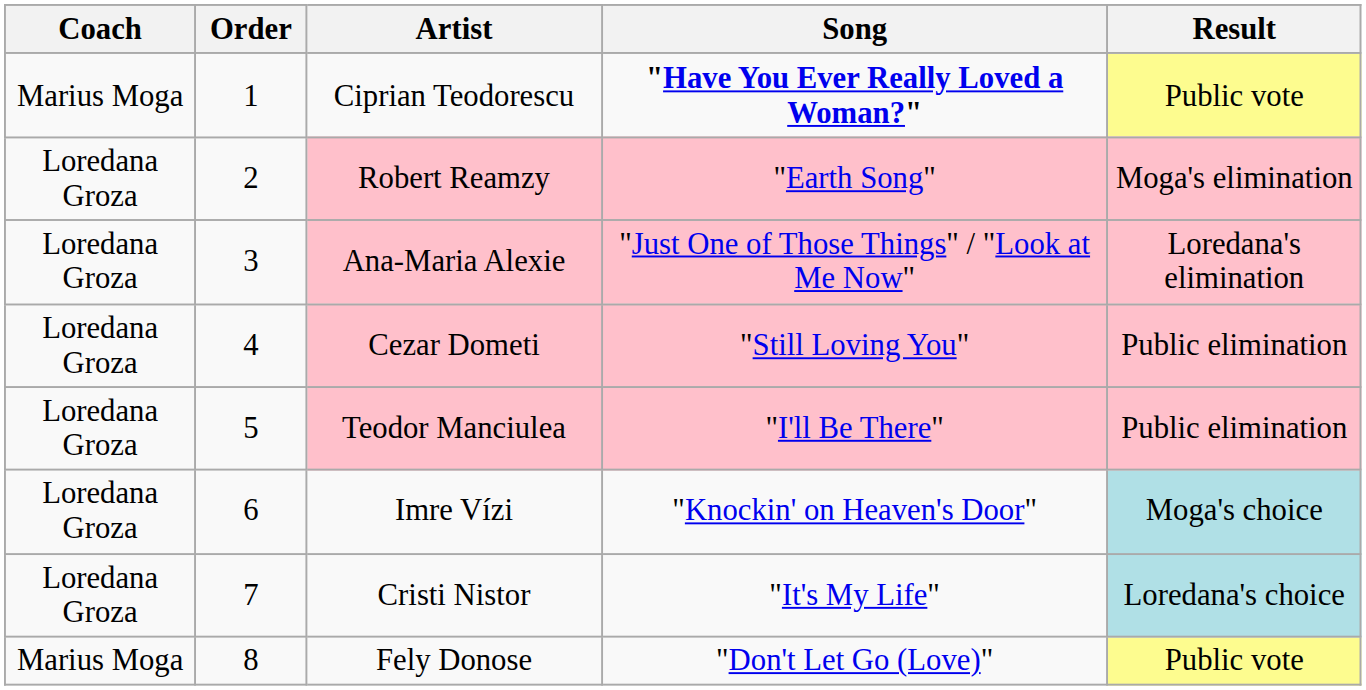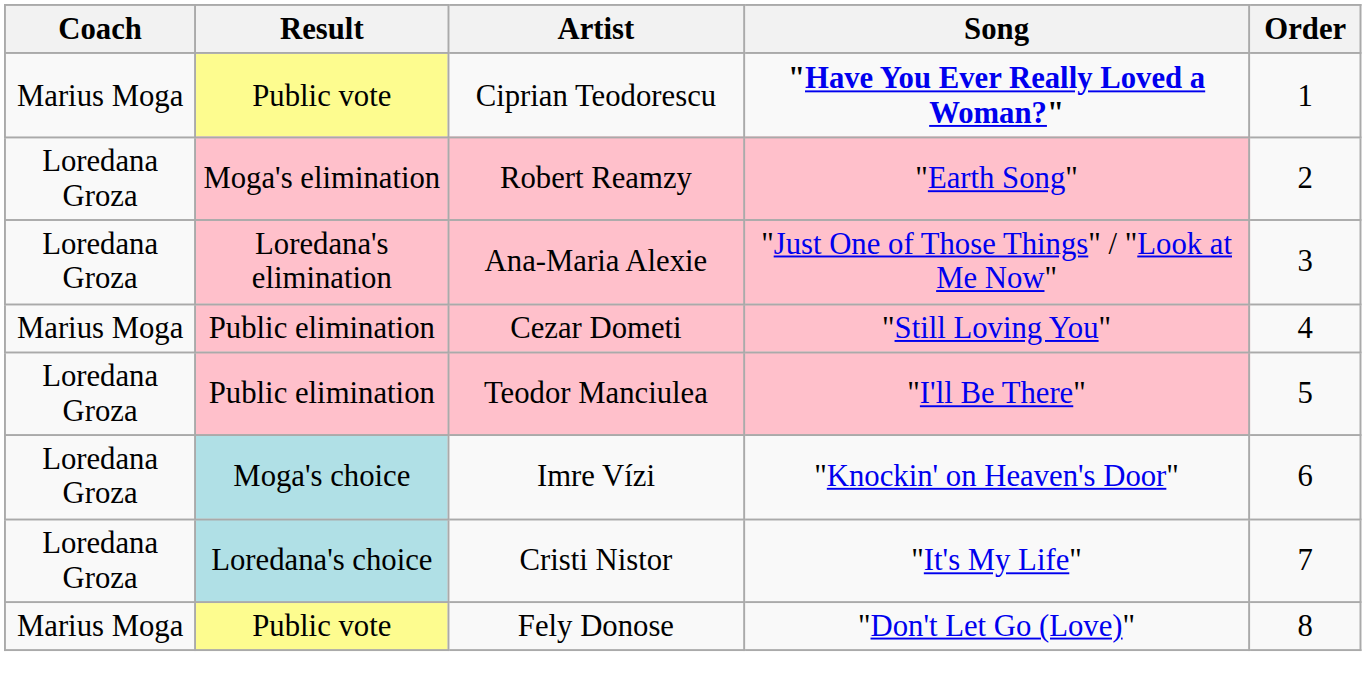columns swapped: (251, 28) <-> (1234, 28)
(100, 344) Loredana Groza -> (100, 327) Marius Moga
